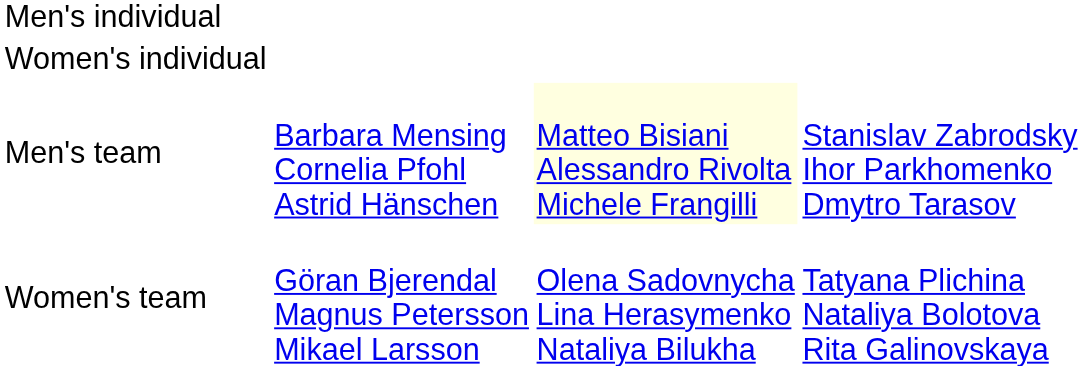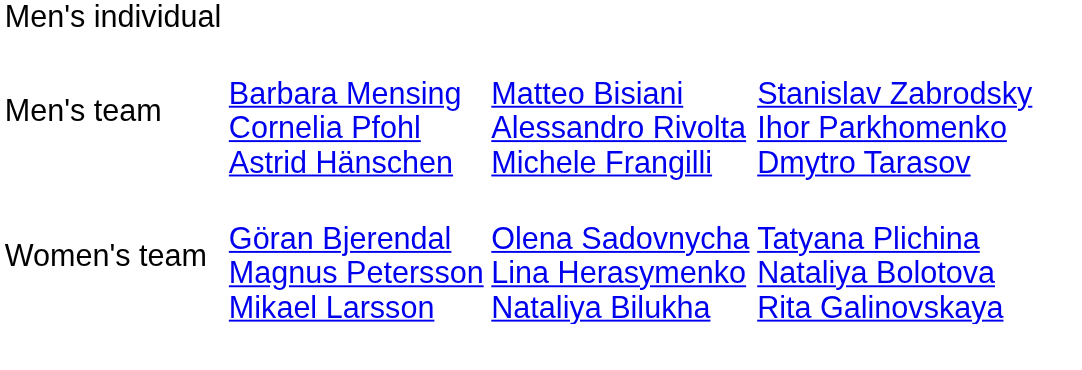- row: (136, 59)
(664, 170) lightyellow background -> (619, 128) no background
